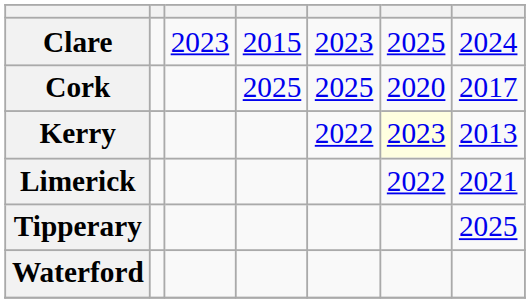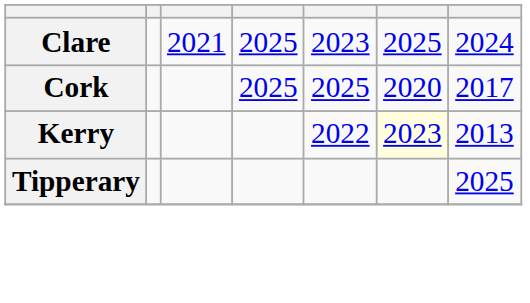(200, 41) 2023 -> (196, 41) 2021
(272, 41) 2015 -> (268, 41) 2025
- row: (78, 180)
- row: (78, 273)
